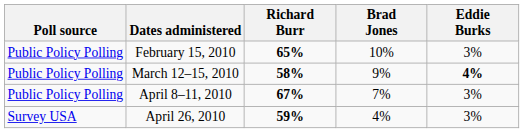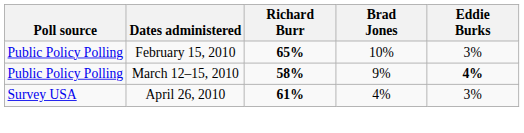- row: (185, 95)
(290, 116) 59% -> (290, 95) 61%
